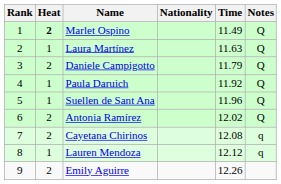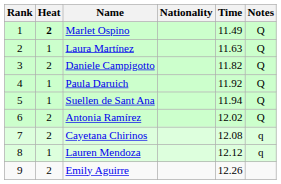(230, 65) 11.79 -> (230, 65) 11.82
(230, 100) 11.96 -> (230, 100) 11.94
